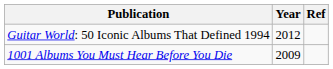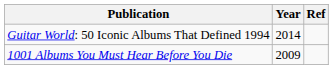(288, 34) 2012 -> (288, 34) 2014
